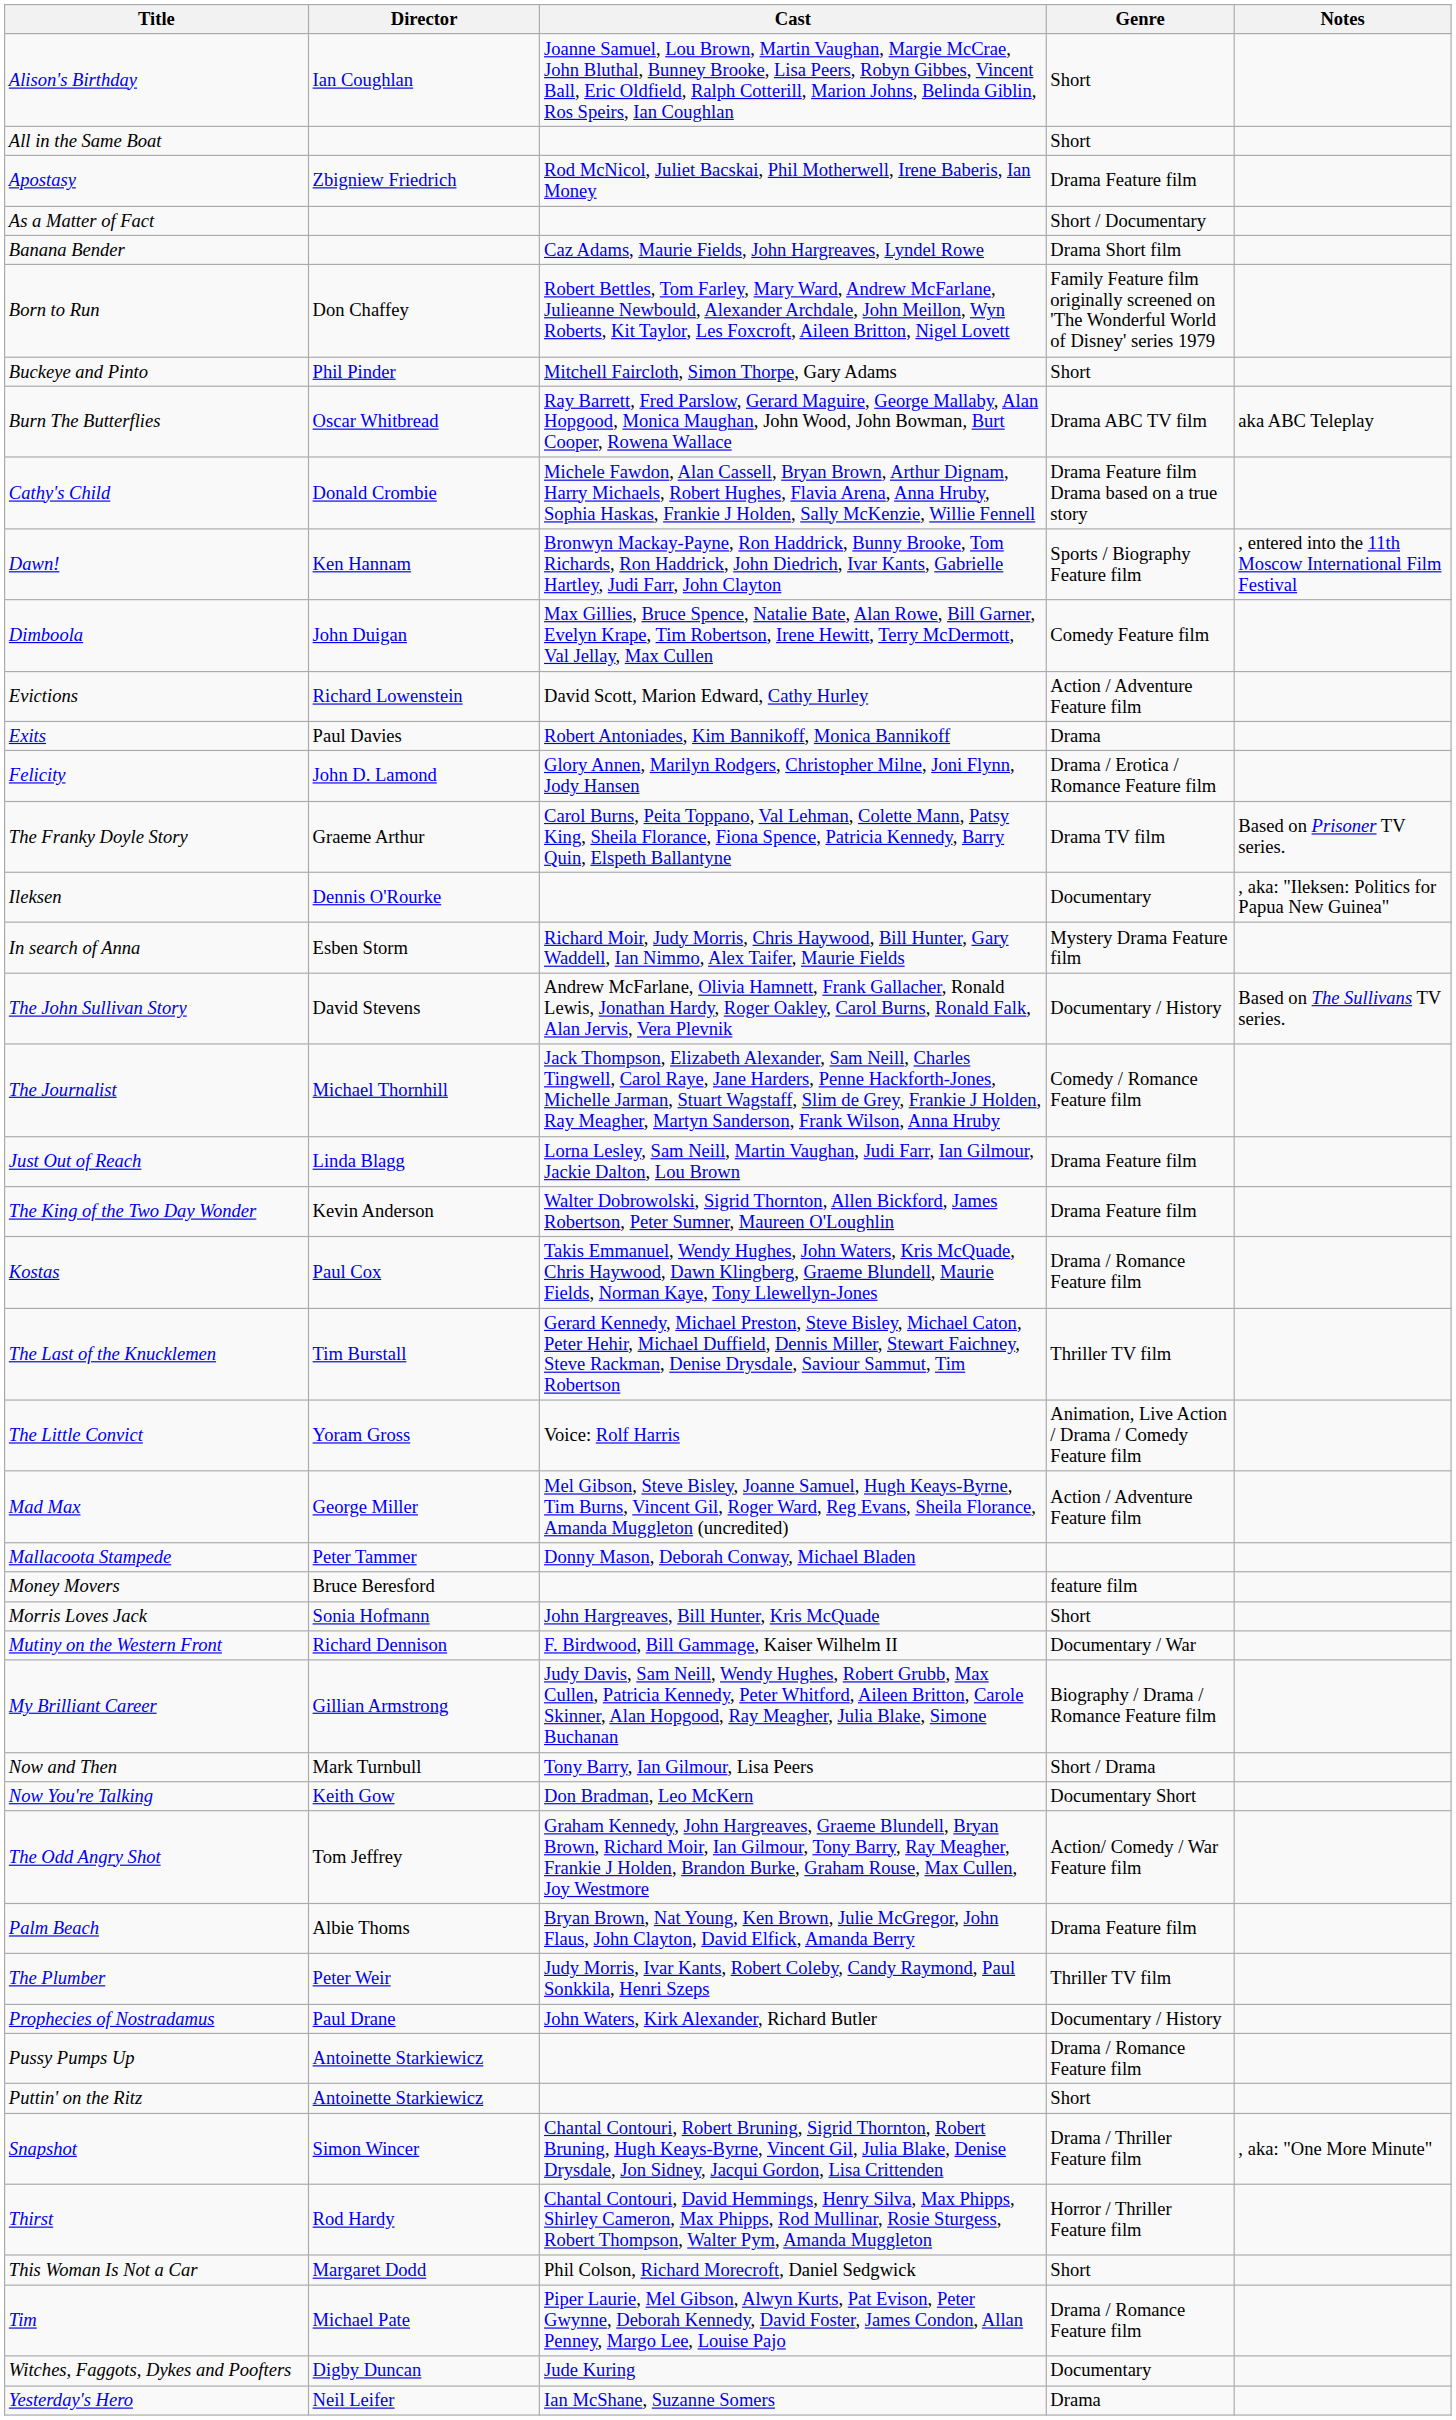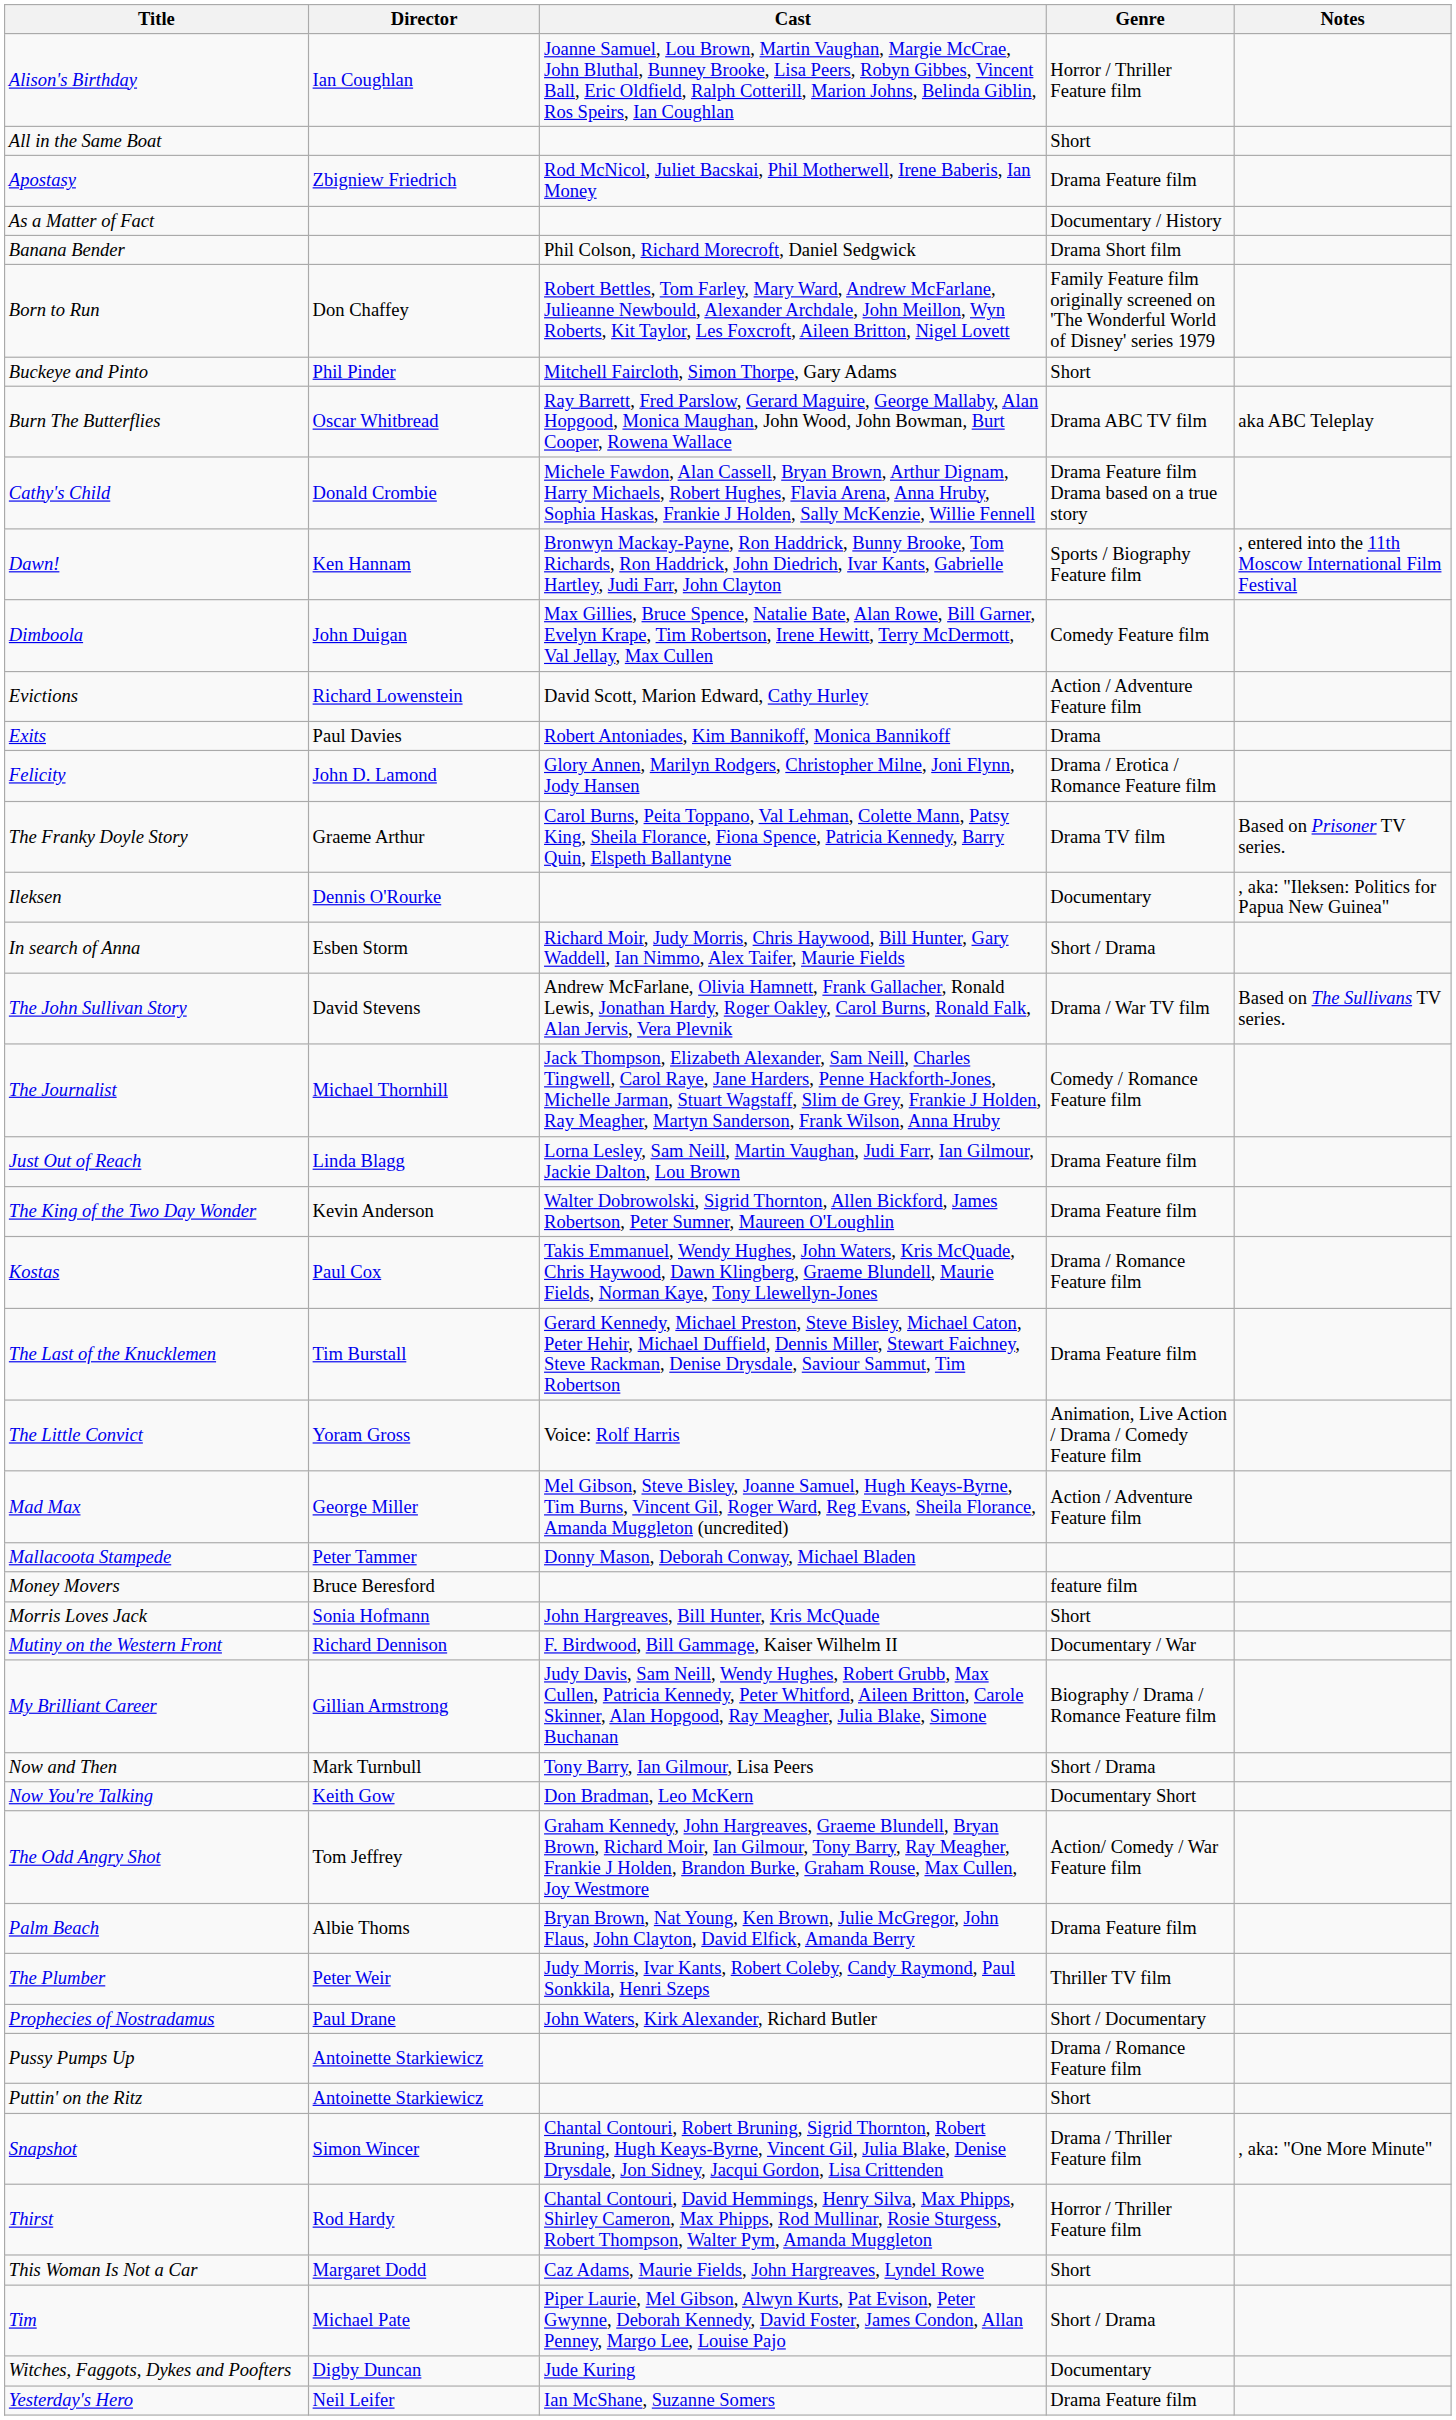(1070, 79) Short -> (1111, 79) Horror / Thriller Feature film
(1128, 220) Short / Documentary -> (1136, 220) Documentary / History
(764, 249) Caz Adams, Maurie Fields, John Hargreaves, Lyndel Rowe -> (730, 249) Phil Colson, Richard Morecroft, Daniel Sedgwick
(1139, 947) Mystery Drama Feature film -> (1103, 947) Short / Drama
(1136, 1008) Documentary / History -> (1130, 1008) Drama / War TV film
(1111, 1353) Thriller TV film -> (1123, 1353) Drama Feature film
(1136, 2018) Documentary / History -> (1128, 2018) Short / Documentary
(730, 2270) Phil Colson, Richard Morecroft, Daniel Sedgwick -> (764, 2270) Caz Adams, Maurie Fields, John Hargreaves, Lyndel Rowe
(1118, 2320) Drama / Romance Feature film -> (1103, 2320) Short / Drama
(1076, 2400) Drama -> (1123, 2400) Drama Feature film
